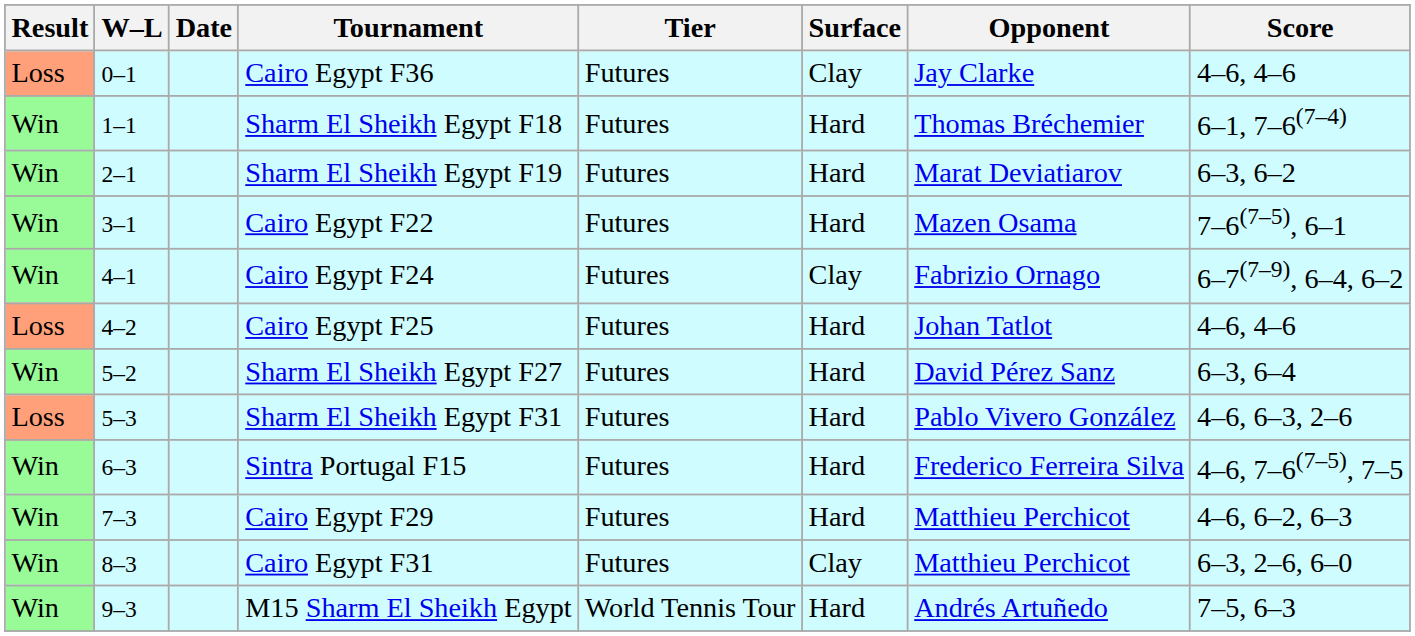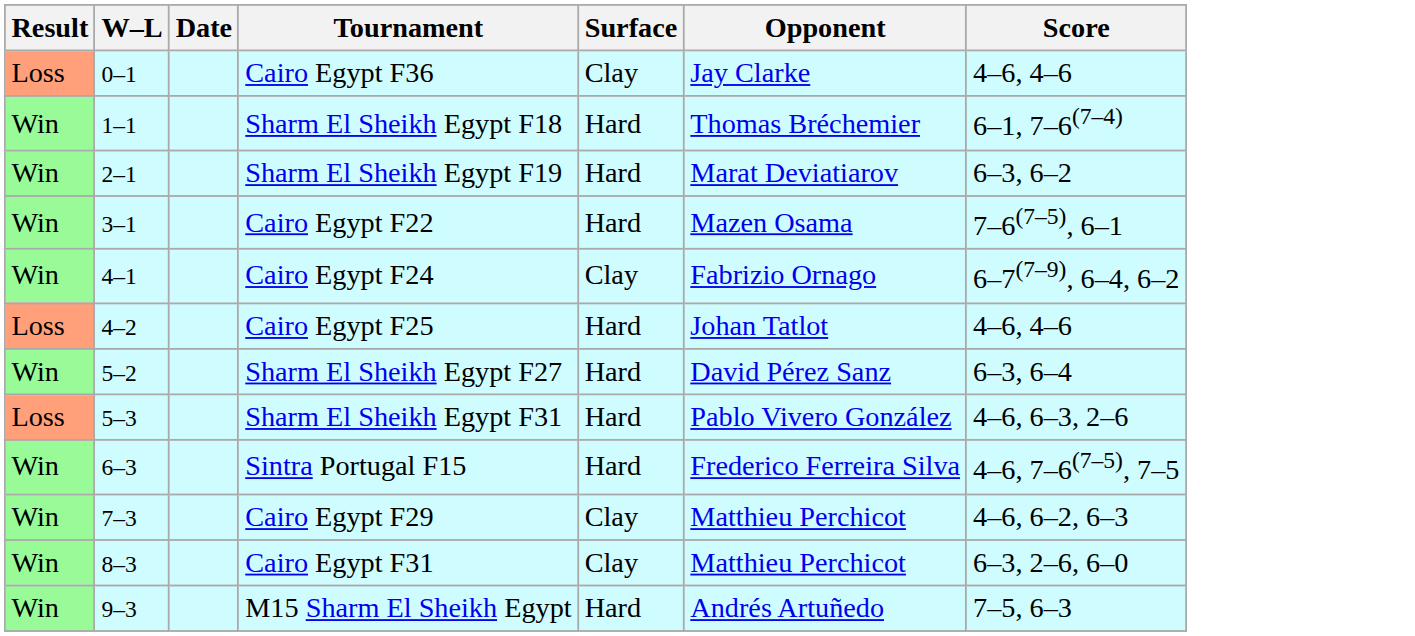- column: (690, 26)
(837, 515) Hard -> (611, 515) Clay
